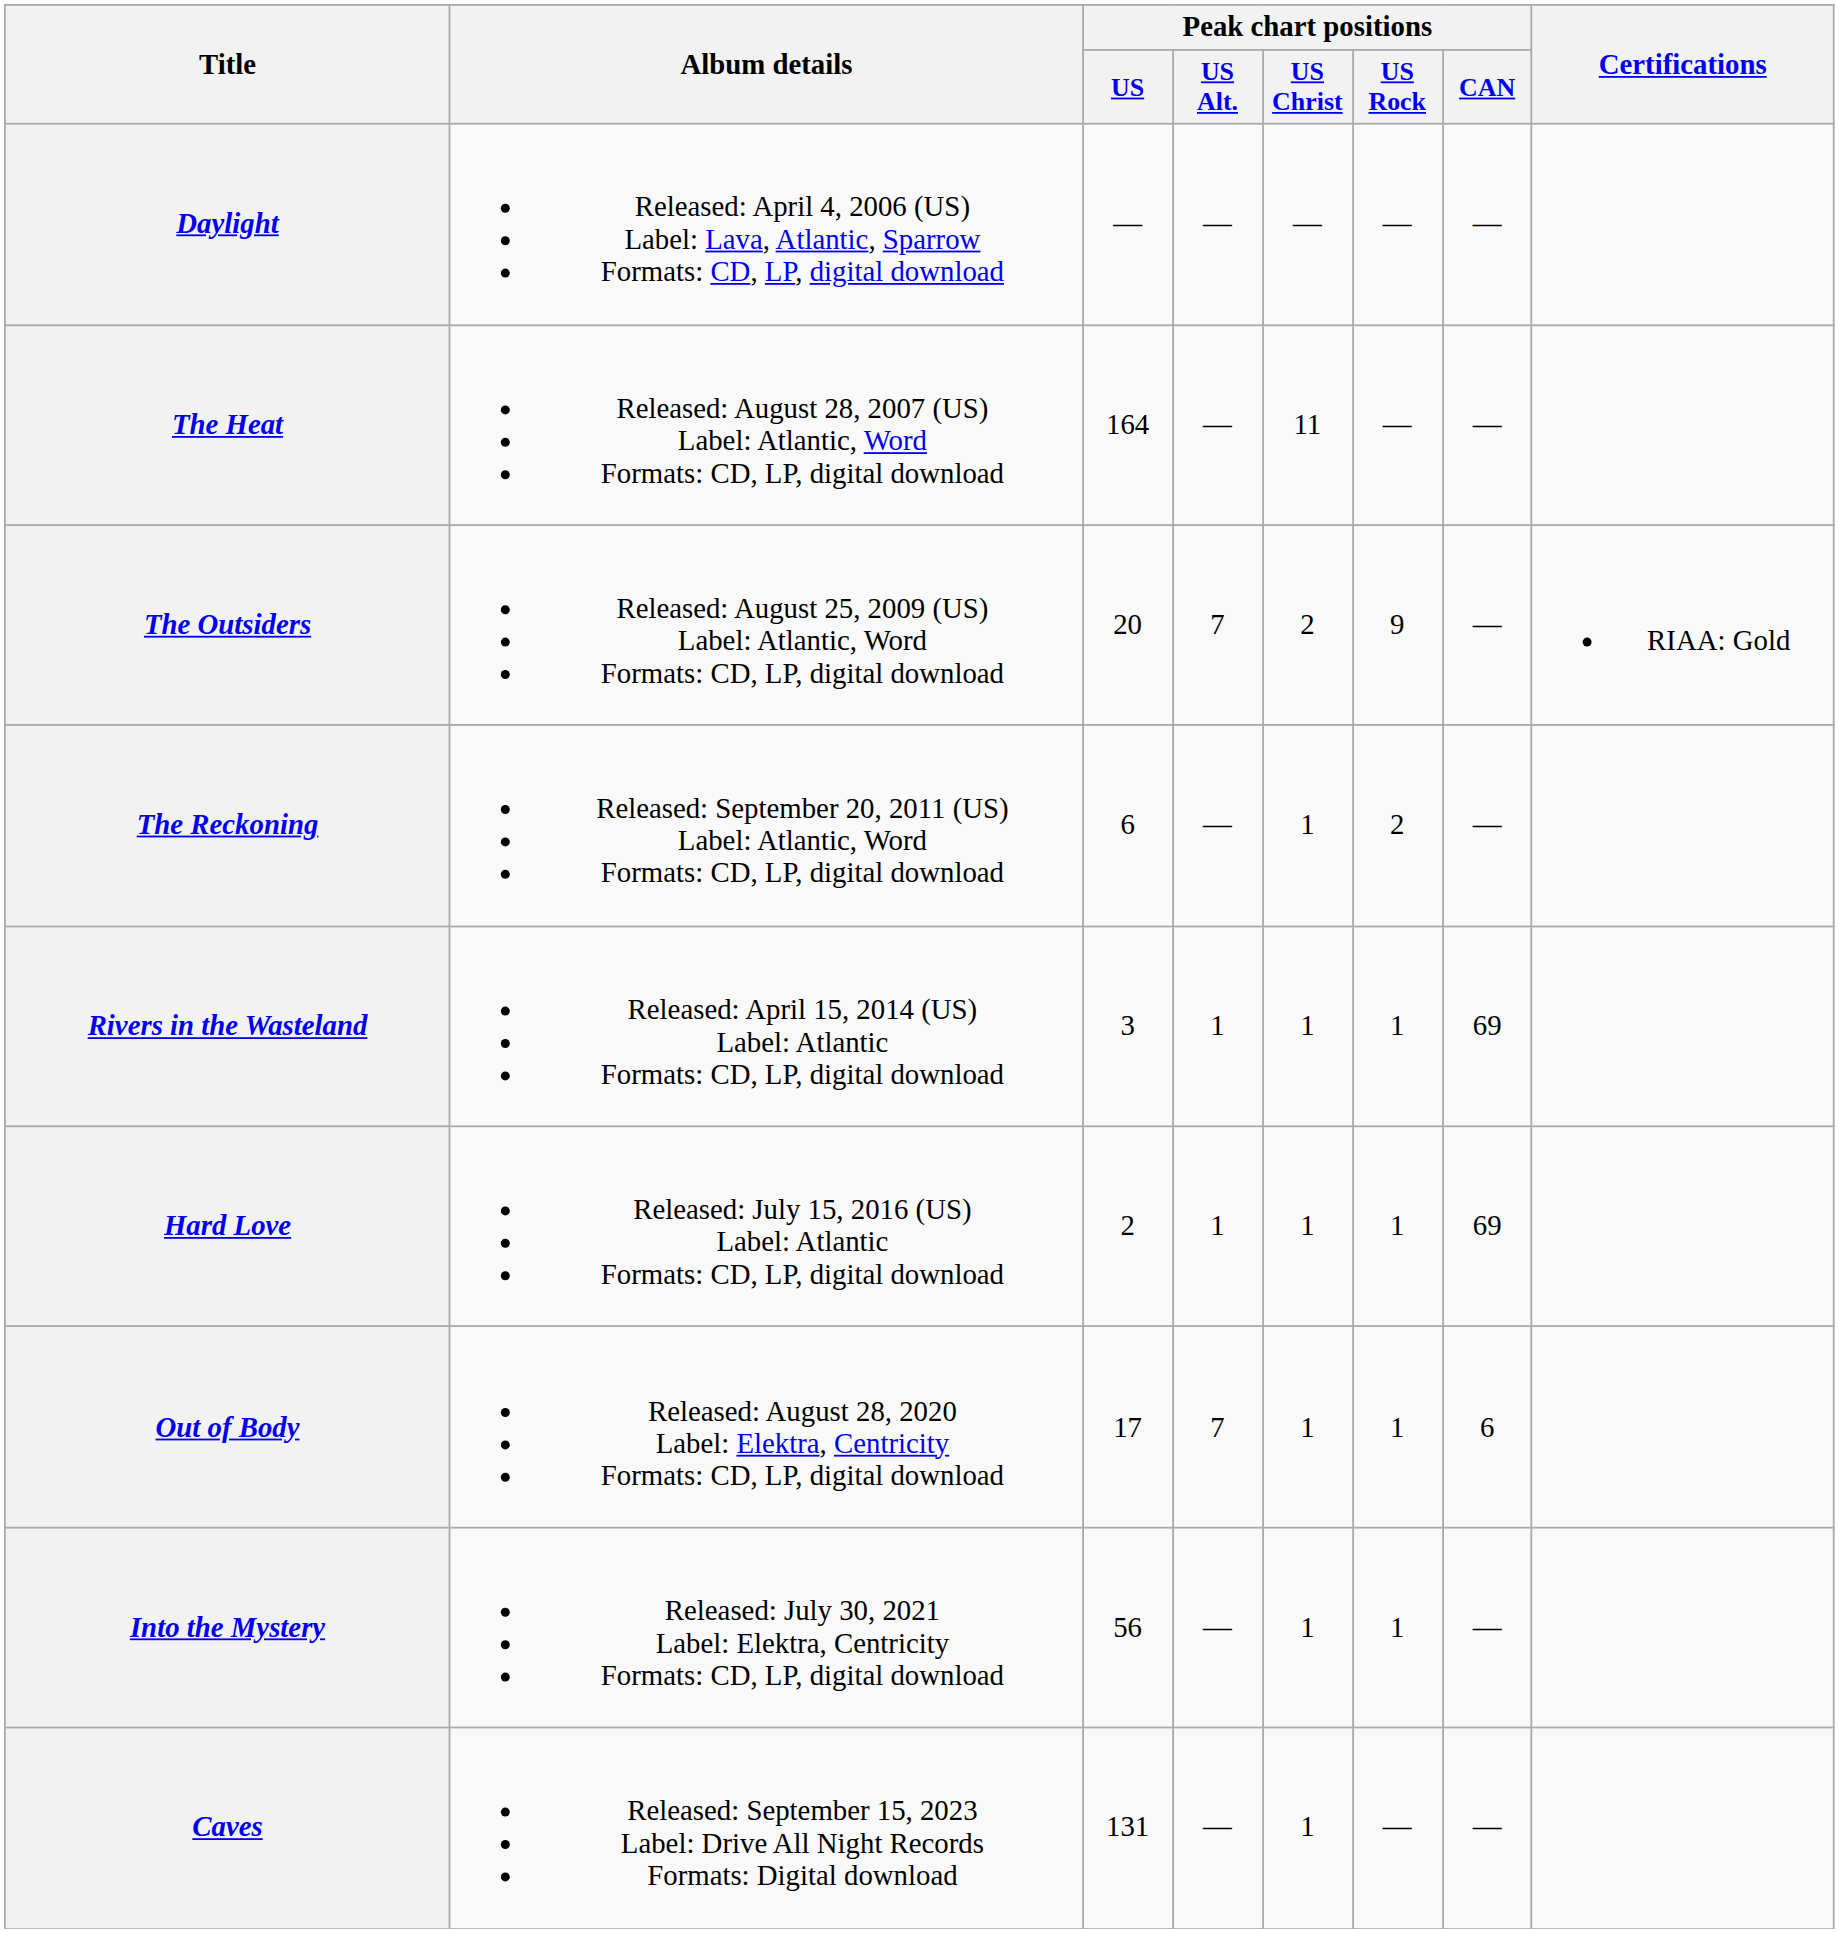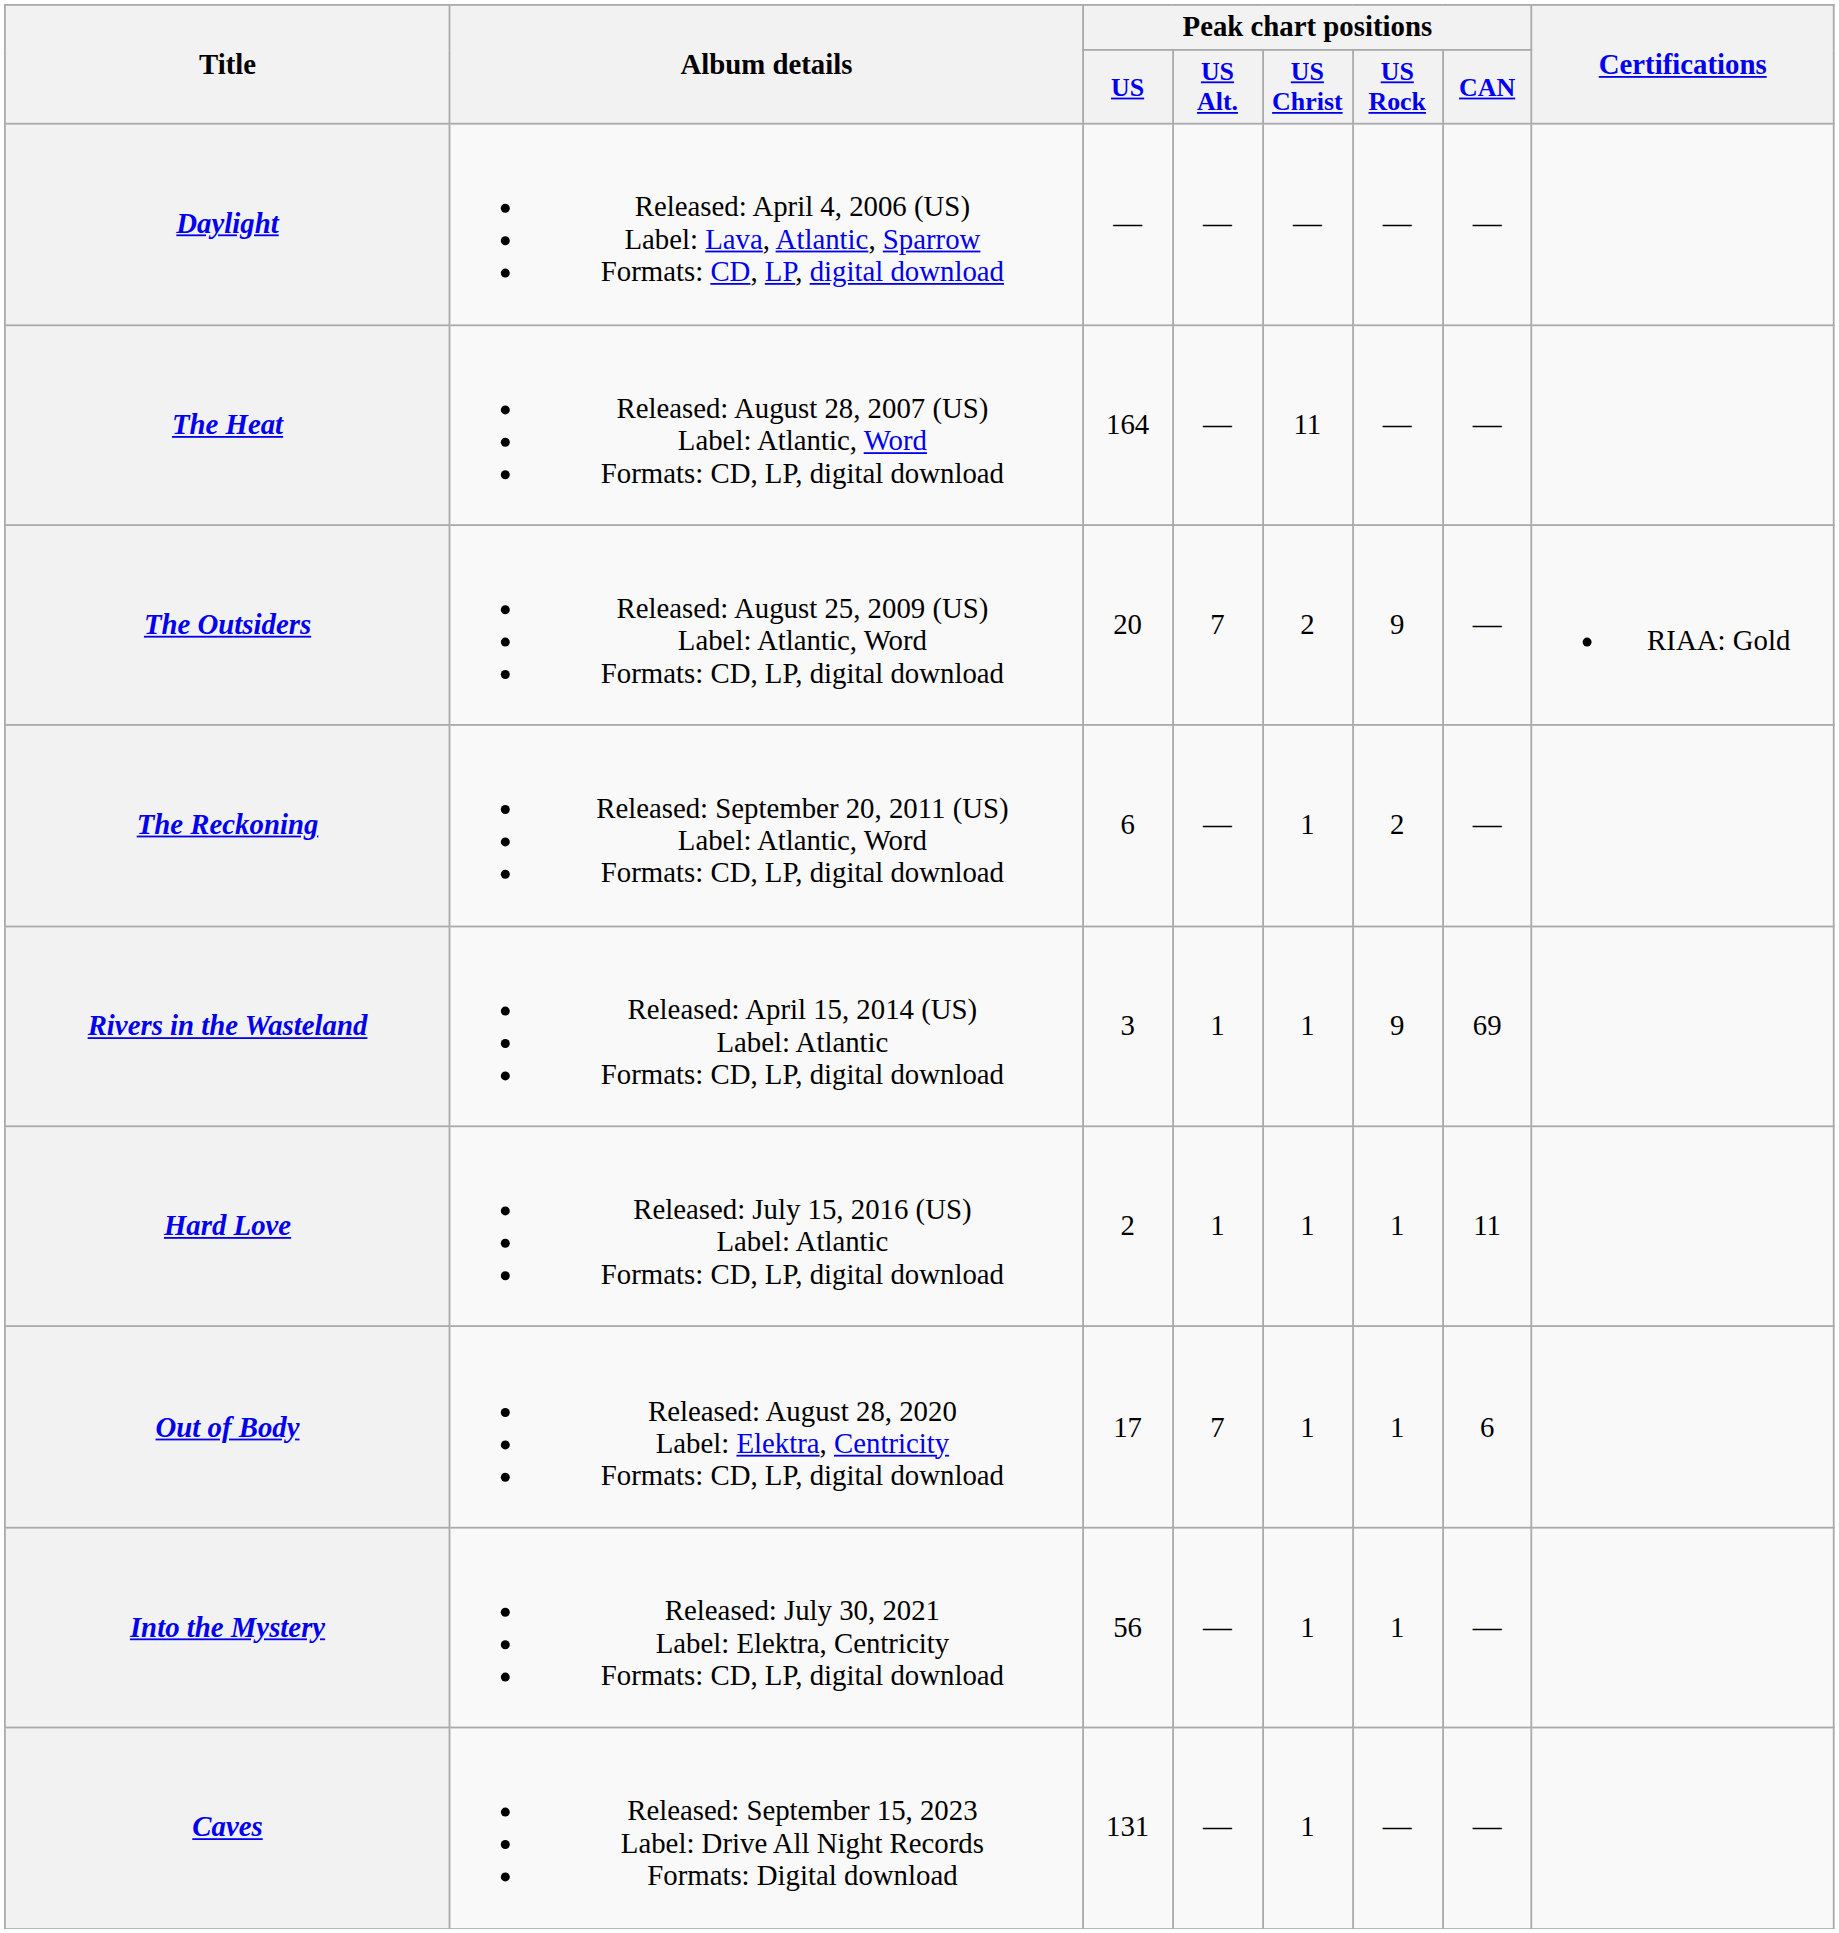(1397, 1025) 1 -> (1397, 1025) 9
(1487, 1226) 69 -> (1487, 1226) 11
